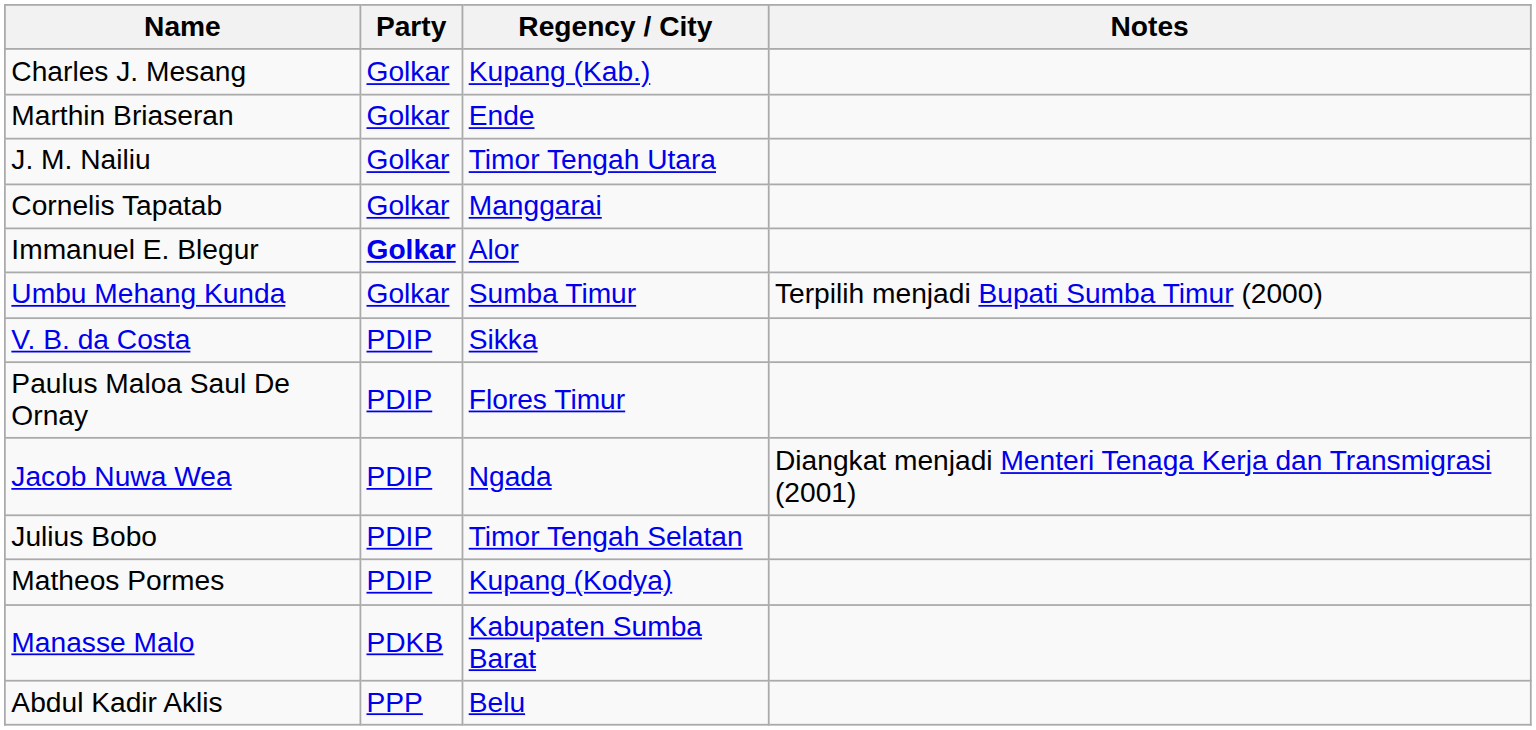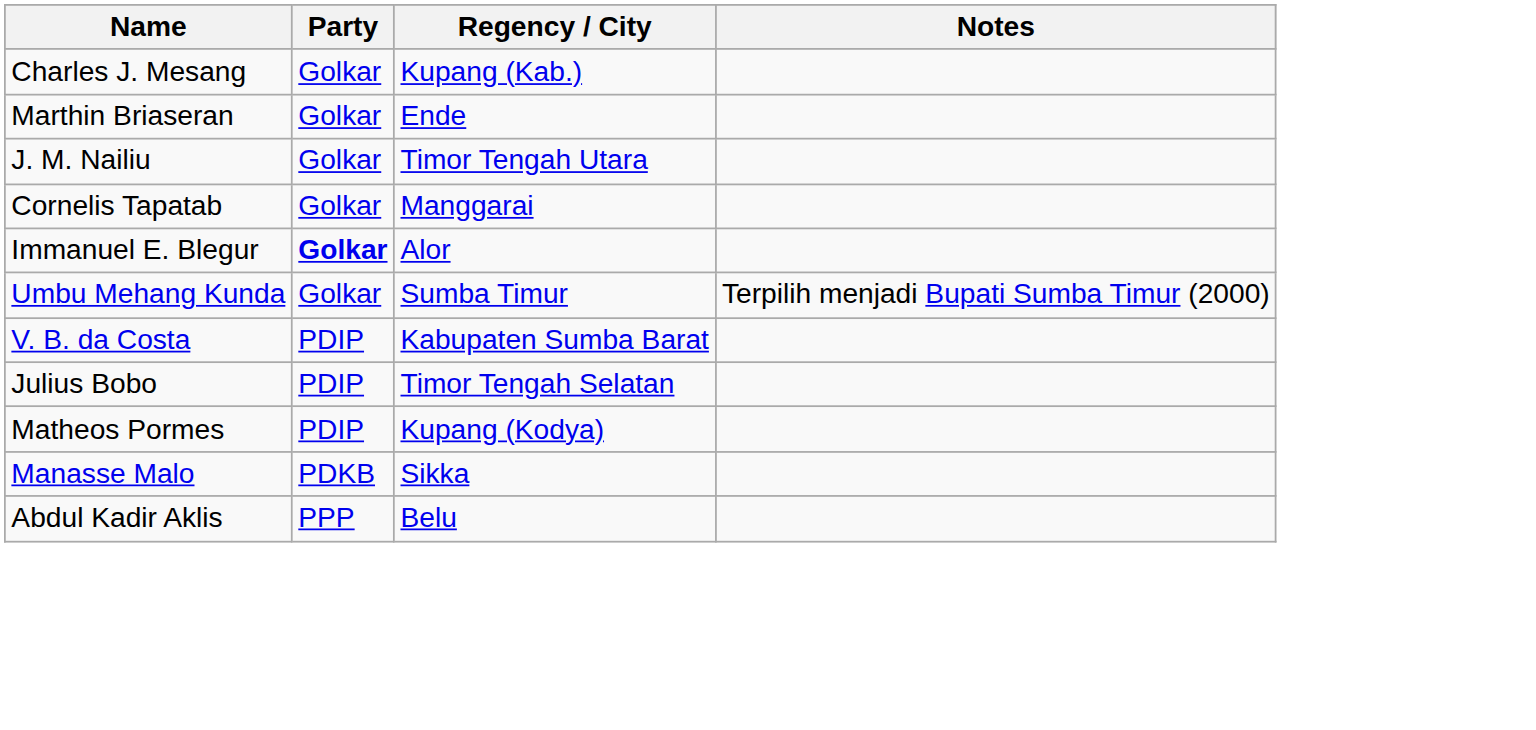(503, 339) Sikka -> (555, 339) Kabupaten Sumba Barat
- row: (151, 399)
- row: (121, 476)
(585, 641) Kabupaten Sumba Barat -> (435, 473) Sikka
